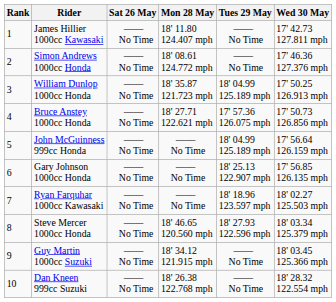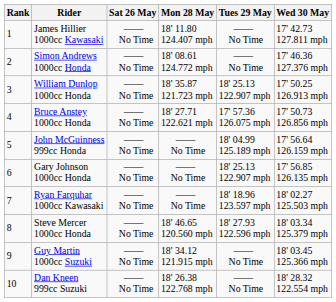(245, 90) 18' 04.99 125.189 mph -> (245, 90) 18' 25.13 122.907 mph
